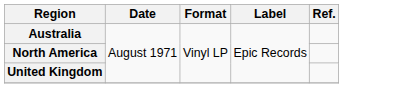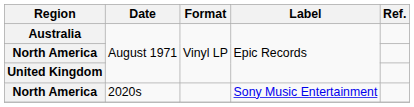+ row: (55, 92)
